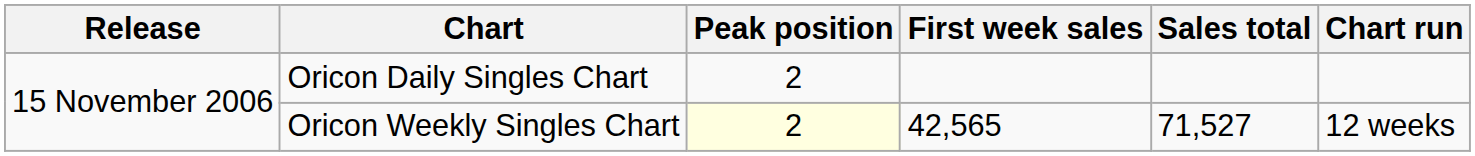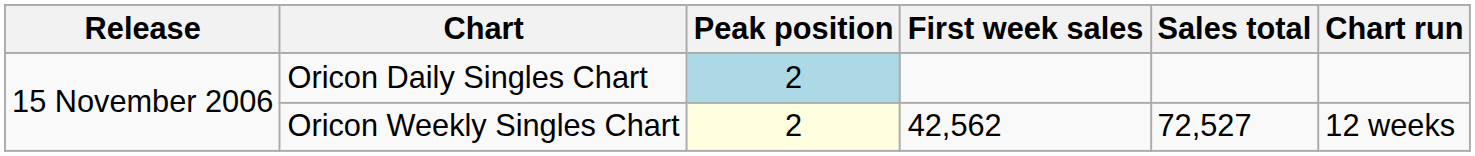(794, 77) no background -> (794, 77) lightblue background
(955, 126) 42,565 -> (955, 126) 42,562
(1205, 126) 71,527 -> (1205, 126) 72,527
